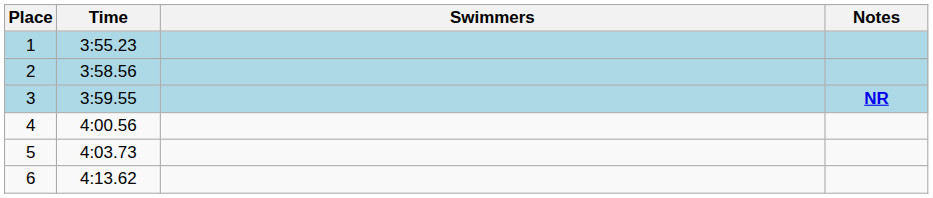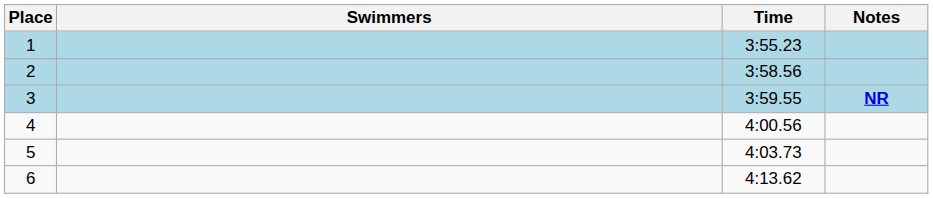columns swapped: (492, 17) <-> (108, 17)
